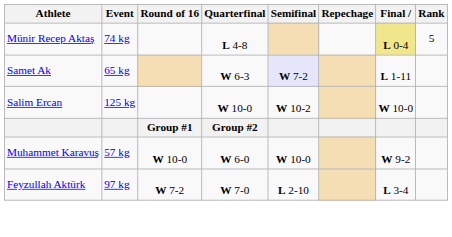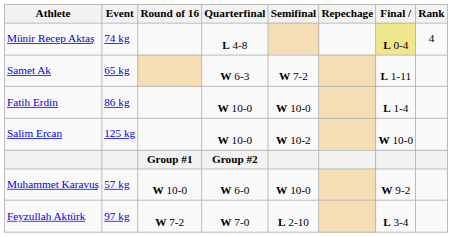(431, 39) 5 -> (431, 39) 4
(293, 77) lavender background -> (293, 77) no background
+ row: (32, 102)
